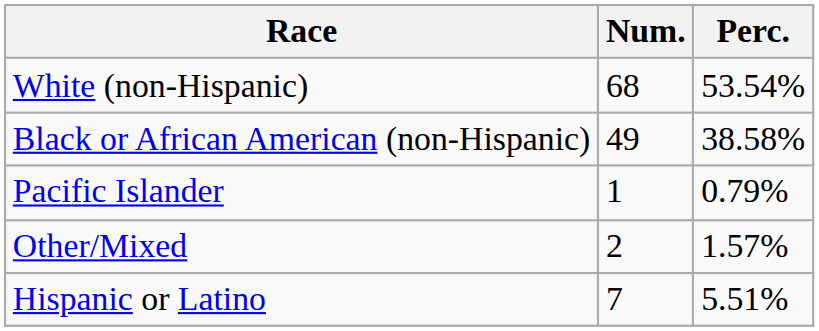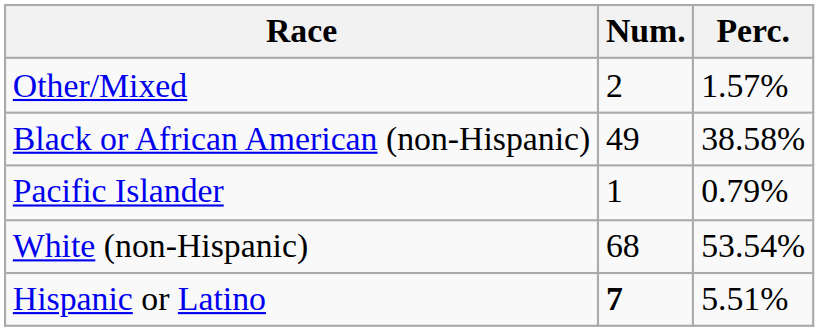rows swapped: (160, 84) <-> (100, 245)
(614, 298) normal -> (614, 298) bold
